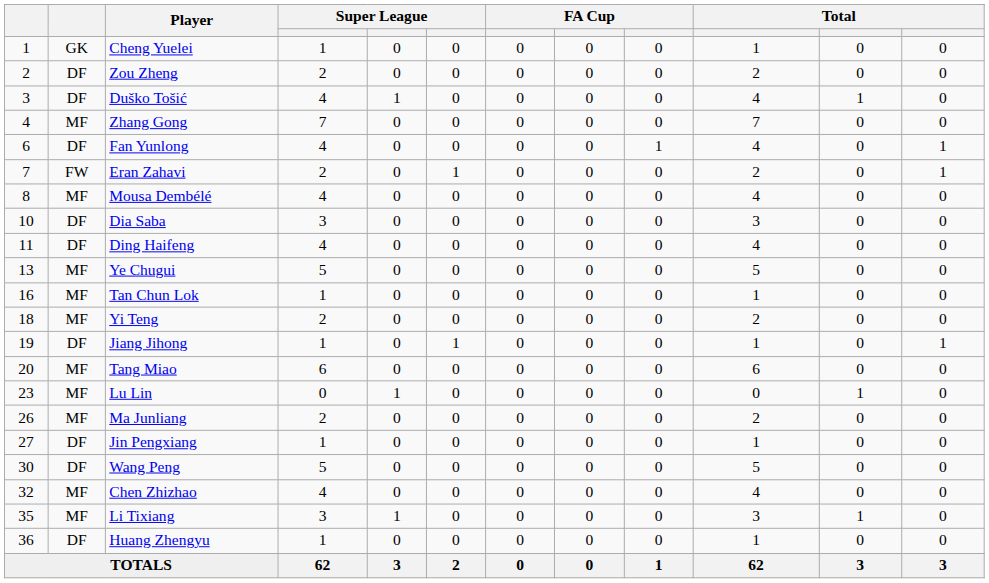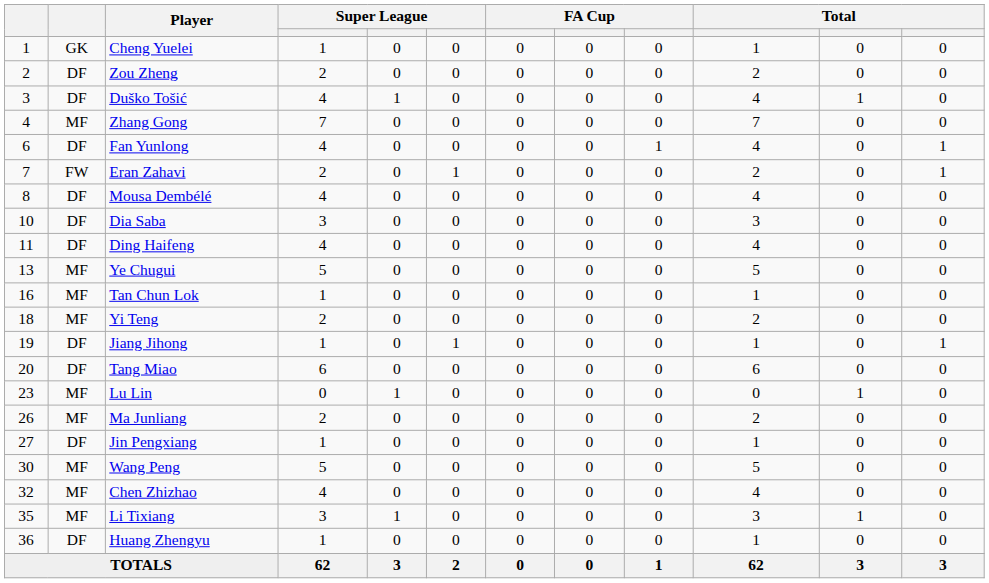(77, 196) MF -> (77, 196) DF
(77, 368) MF -> (77, 368) DF
(77, 467) DF -> (77, 467) MF
